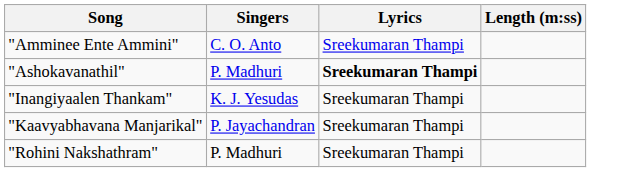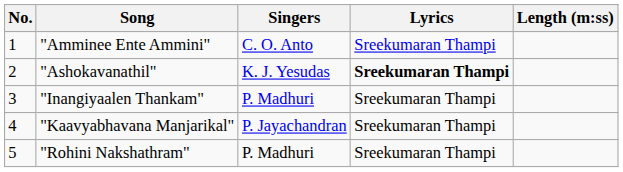+ column: (20, 18)
(246, 72) P. Madhuri -> (286, 72) K. J. Yesudas
(254, 99) K. J. Yesudas -> (278, 99) P. Madhuri
